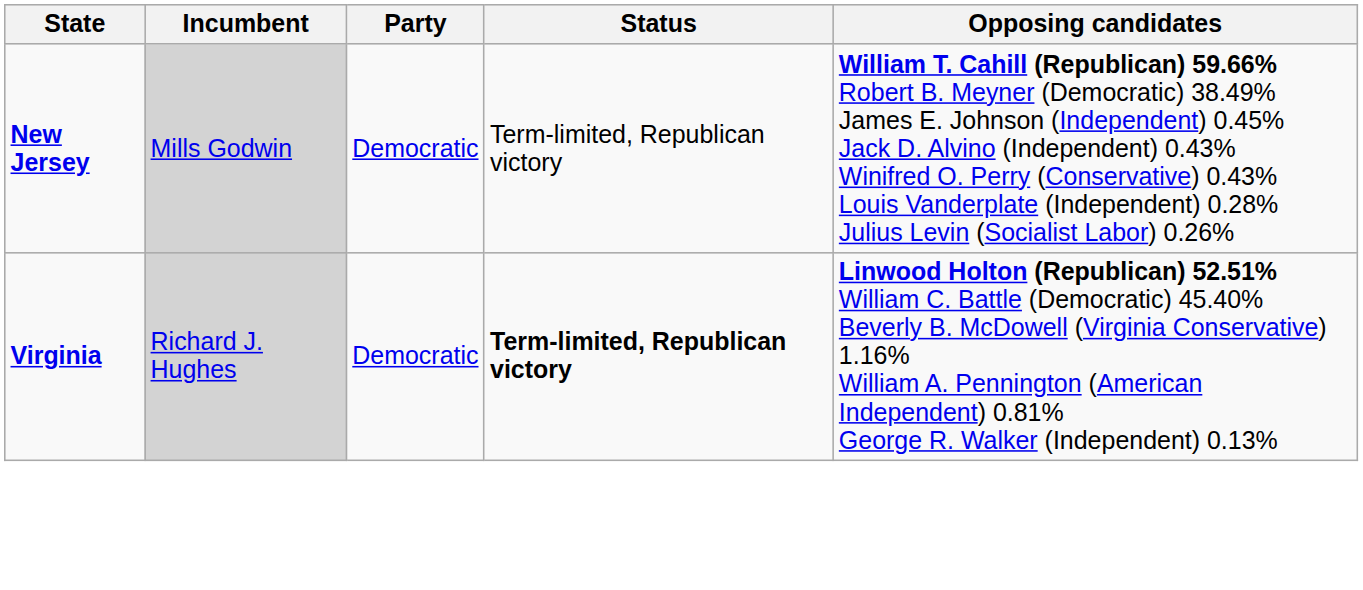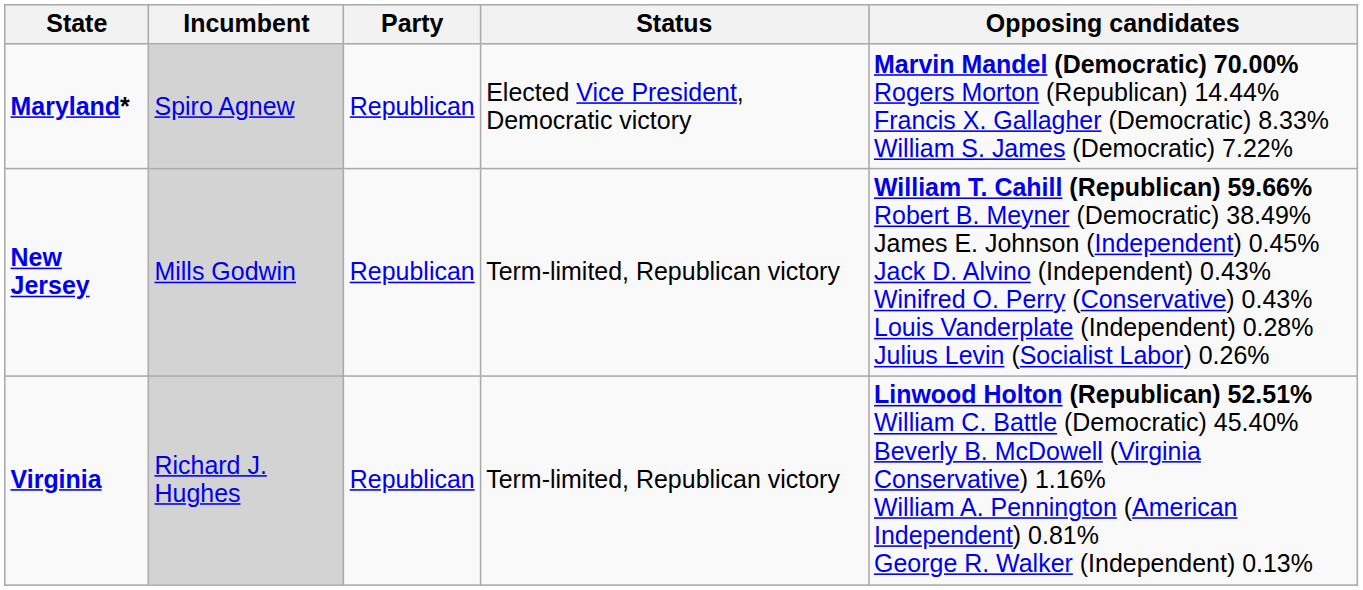+ row: (70, 105)
(415, 148) Democratic -> (412, 271) Republican
(415, 356) Democratic -> (412, 480) Republican
(638, 356) bold -> (663, 480) normal
